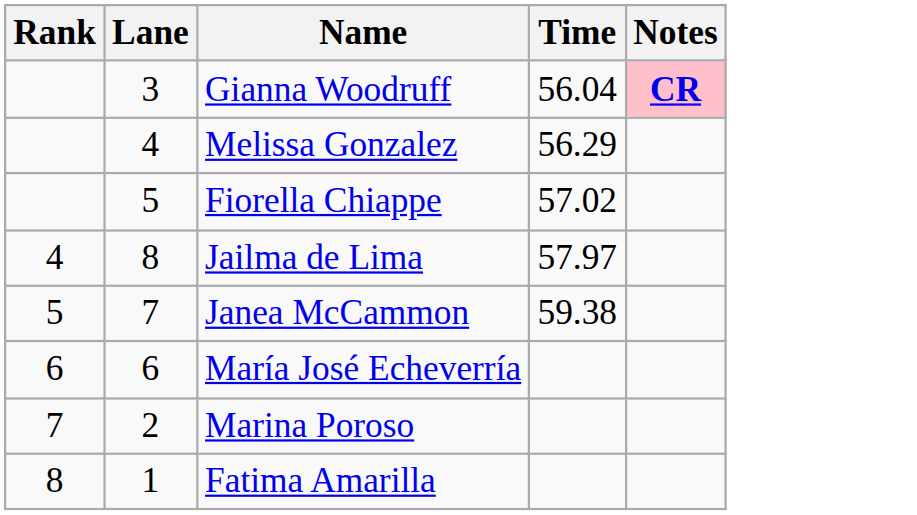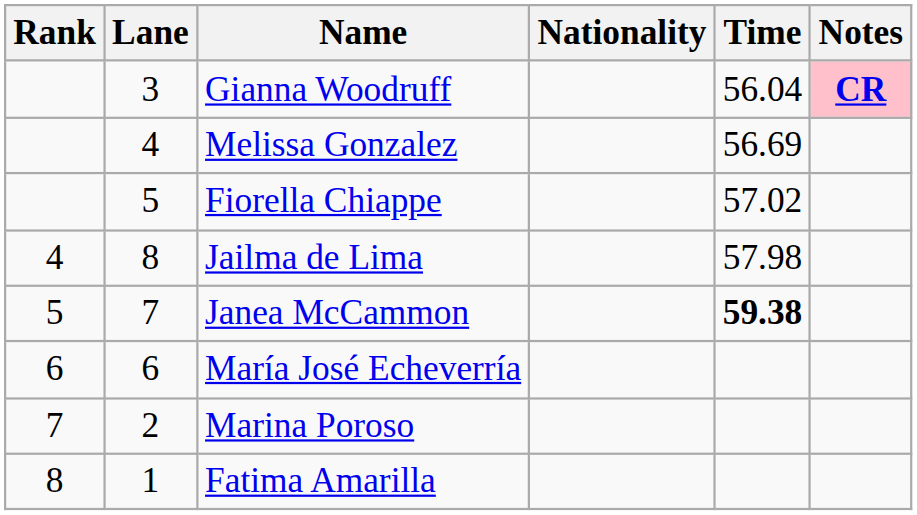+ column: (622, 32)
(577, 144) 56.29 -> (763, 144) 56.69
(577, 256) 57.97 -> (763, 256) 57.98
(577, 312) normal -> (763, 312) bold
